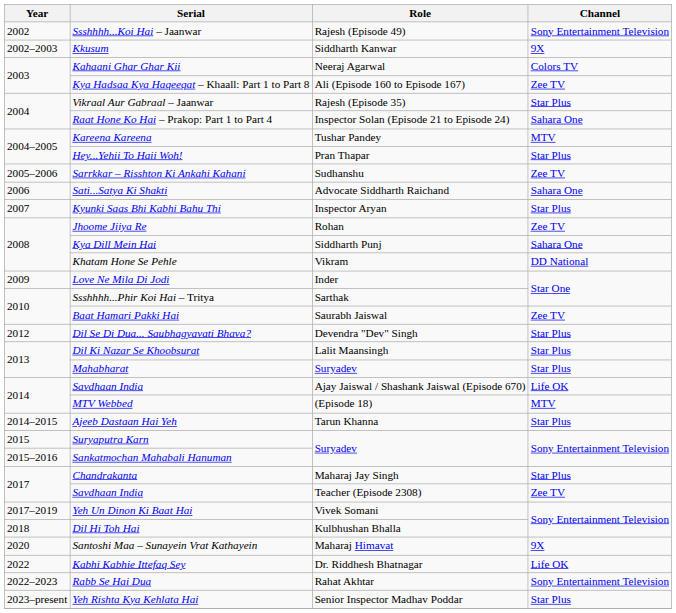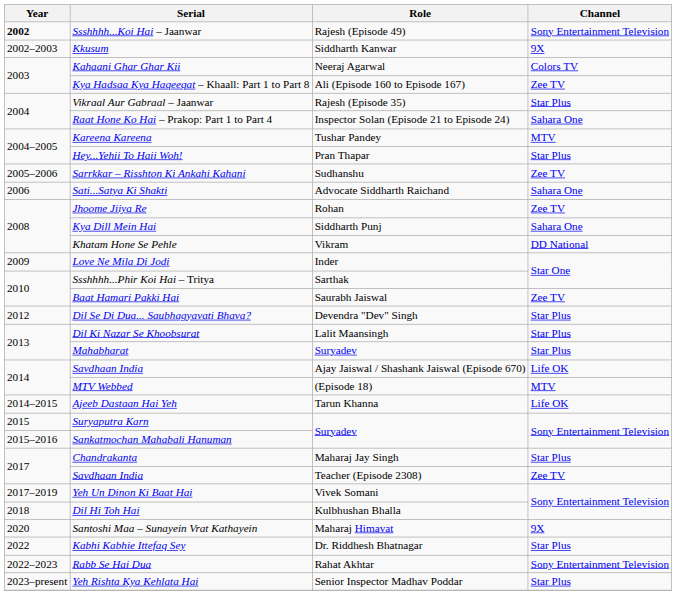(18, 31) normal -> (18, 31) bold
- row: (147, 208)
(551, 421) Star Plus -> (550, 404) Life OK
(550, 564) Life OK -> (551, 546) Star Plus
